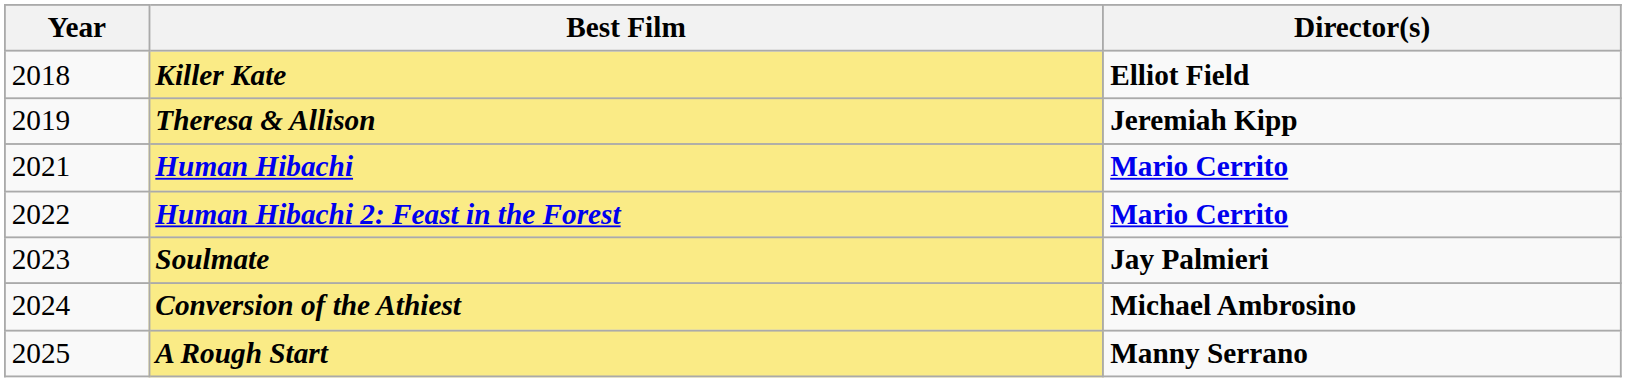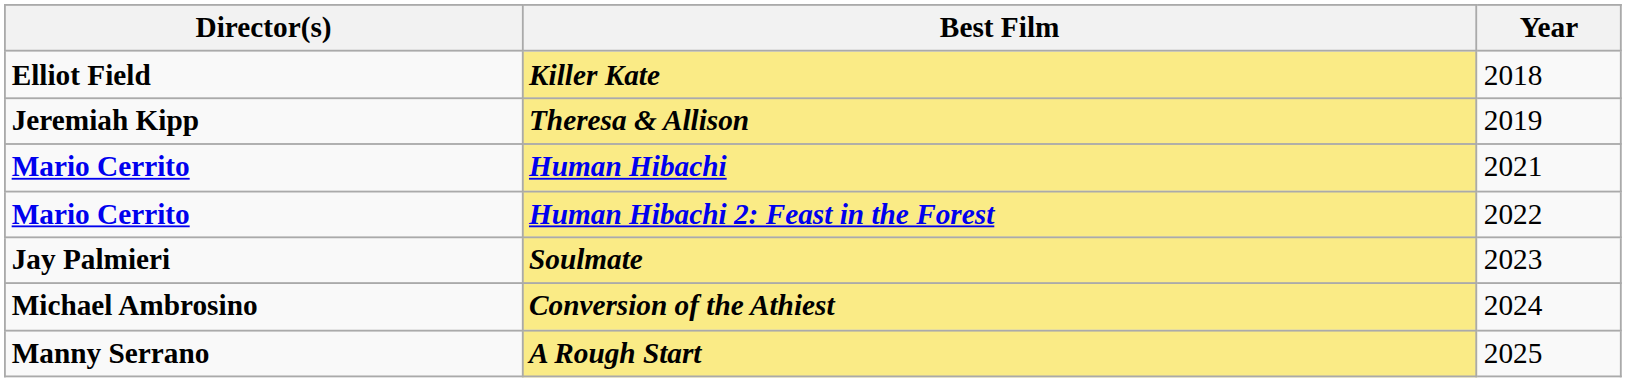columns swapped: (77, 27) <-> (1362, 27)
